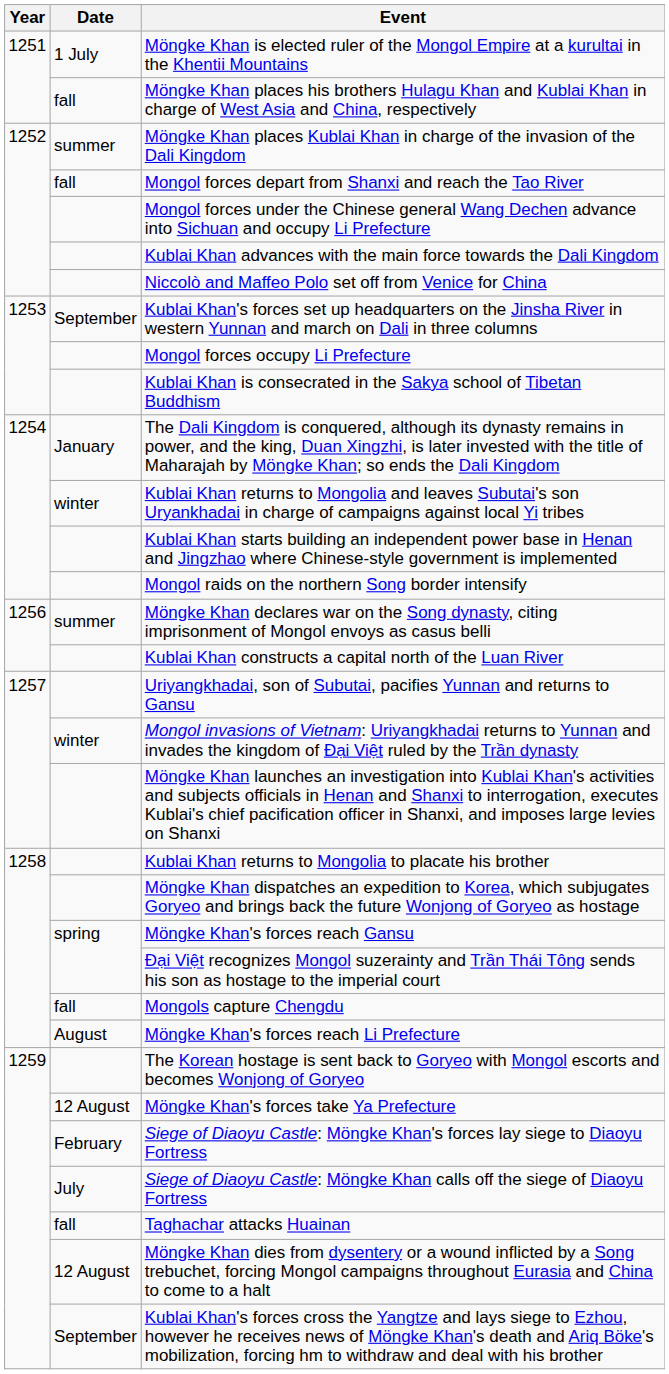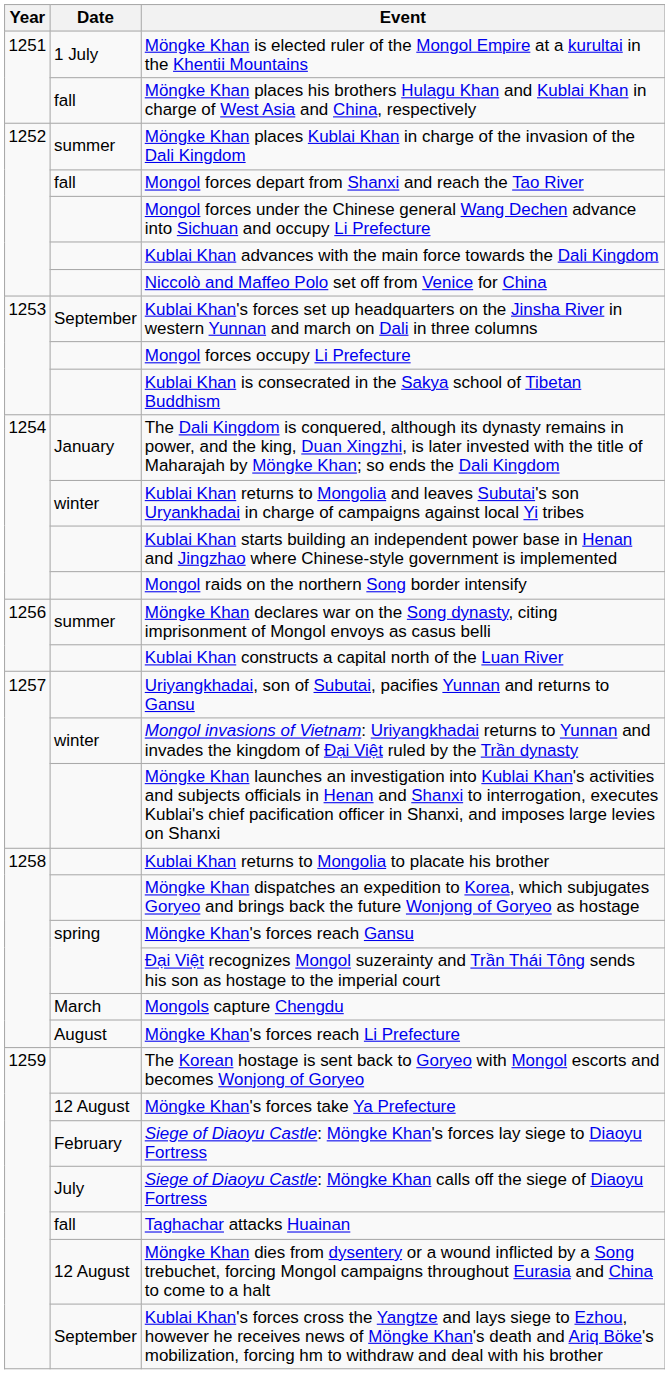(65, 1006) fall -> (78, 1006) March
